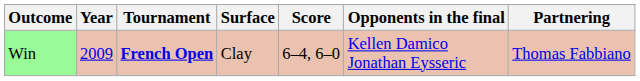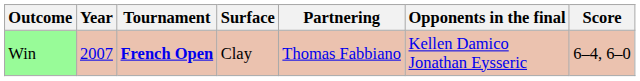columns swapped: (572, 17) <-> (311, 17)
(96, 52) 2009 -> (96, 52) 2007
